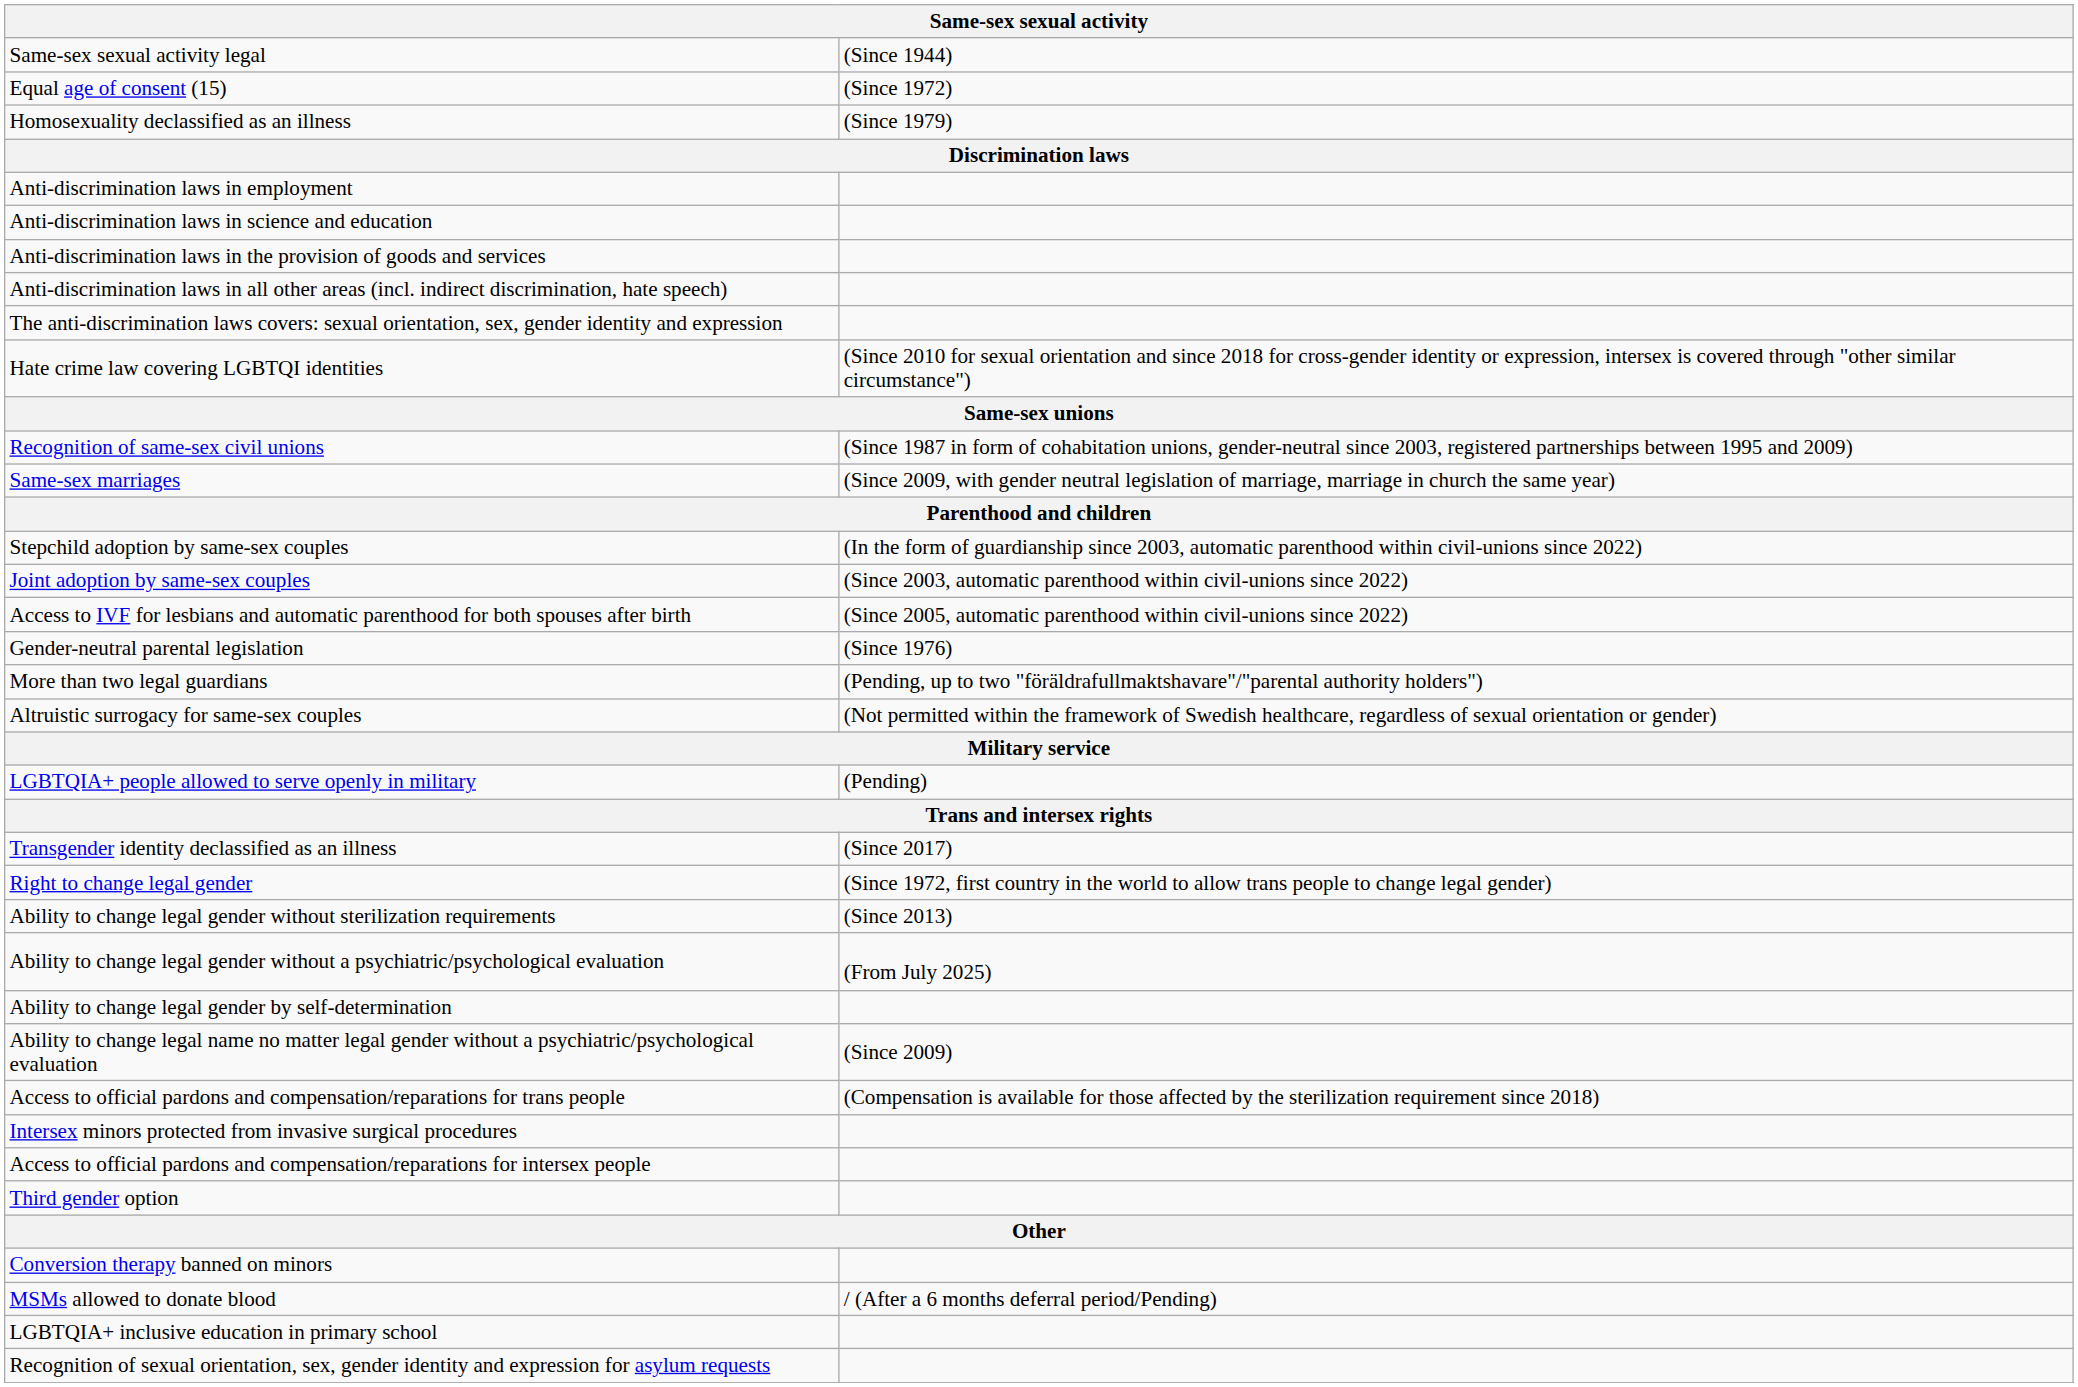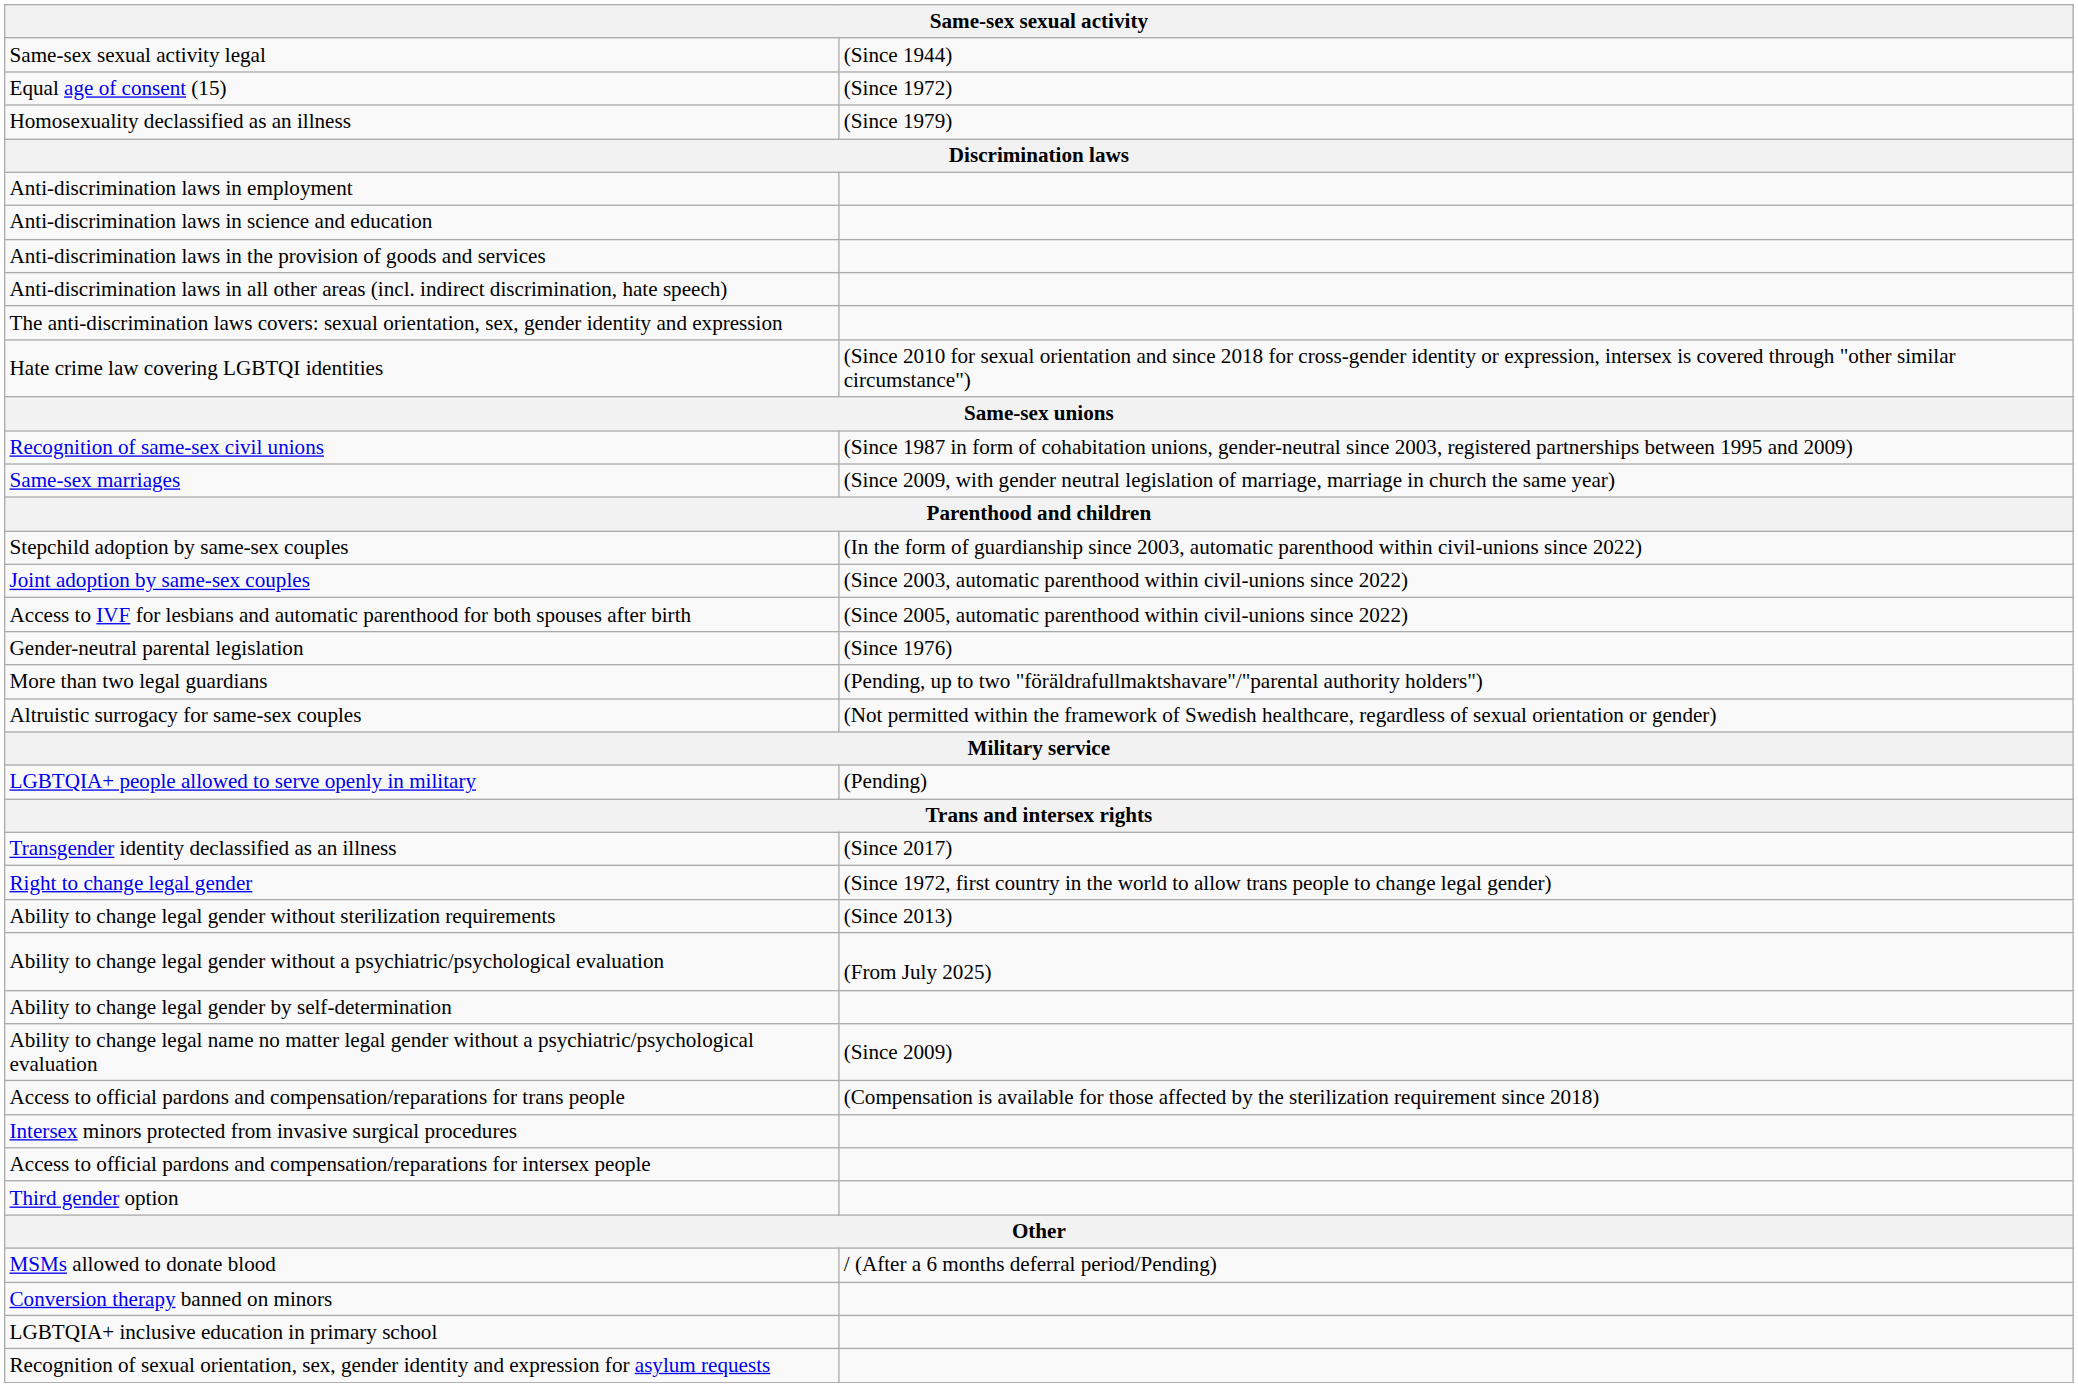rows swapped: (143, 1298) <-> (171, 1264)
